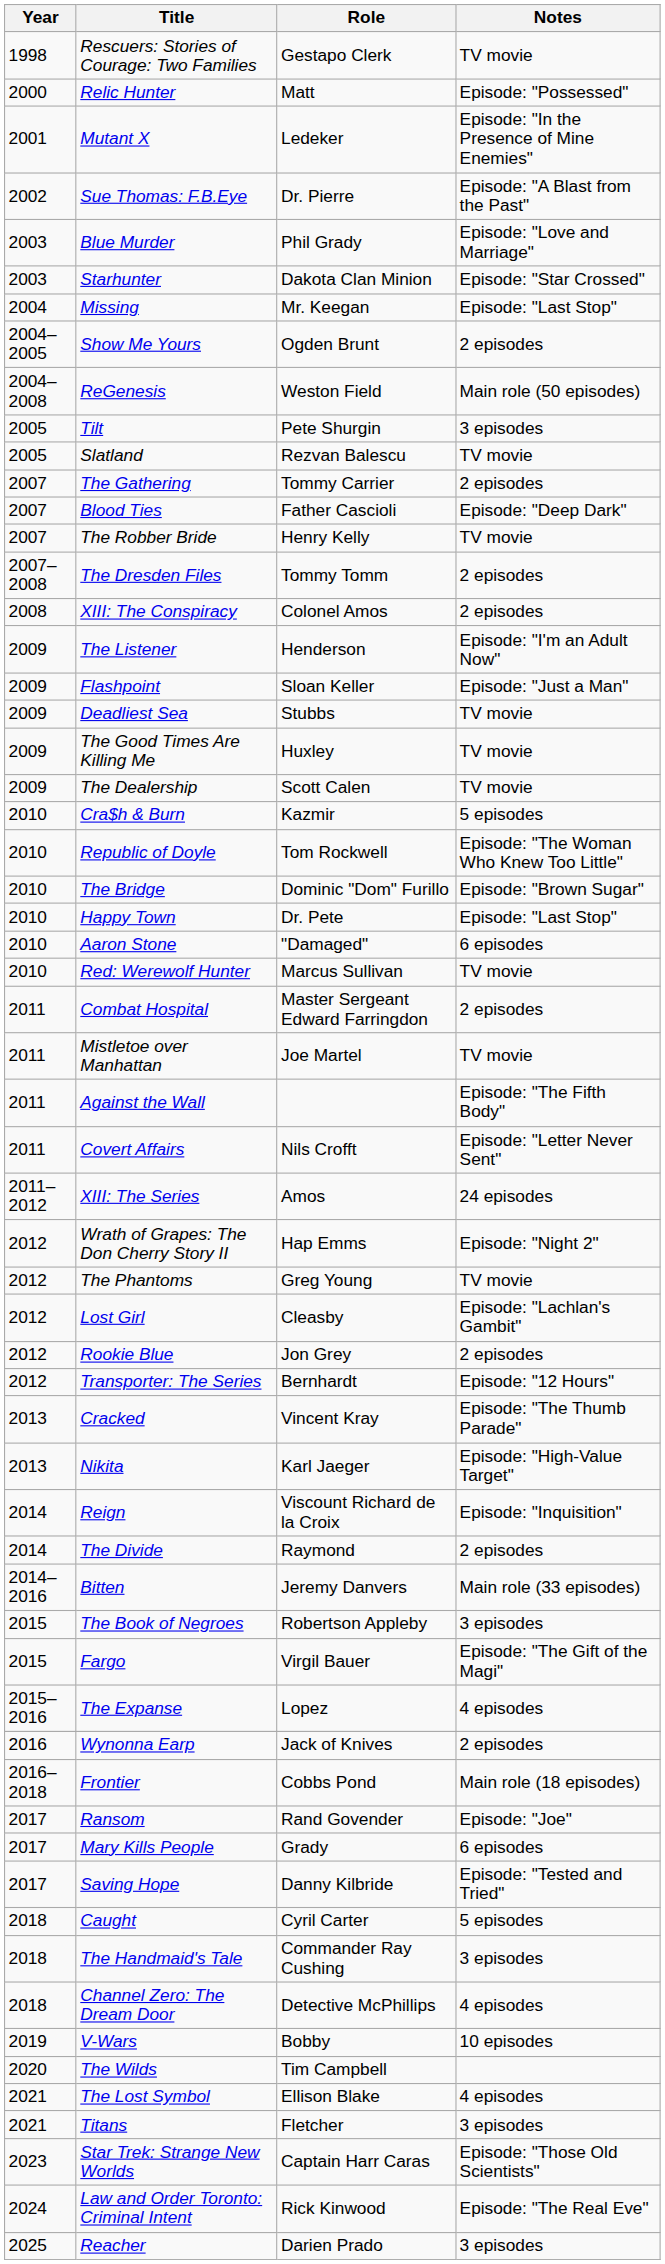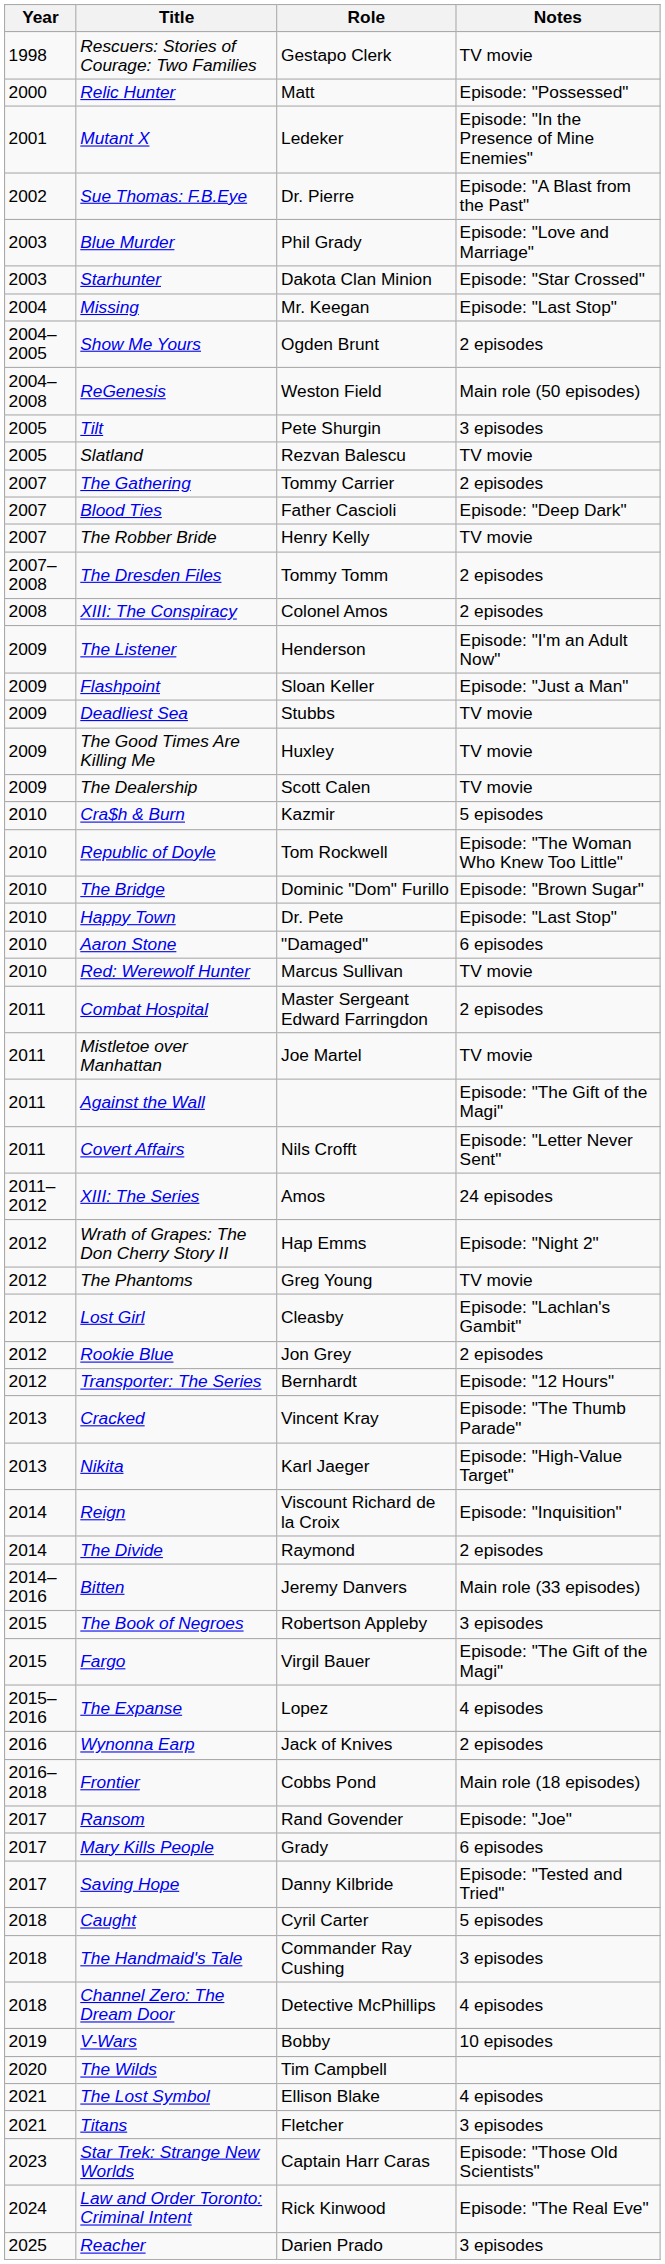(533, 1102) Episode: "The Fifth Body" -> (553, 1102) Episode: "The Gift of the Magi"
